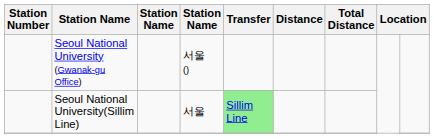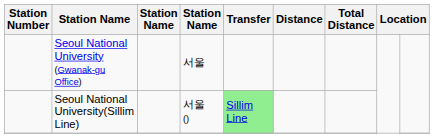(194, 62) 서울 () -> (194, 62) 서울
(194, 111) 서울 -> (194, 112) 서울 ()
